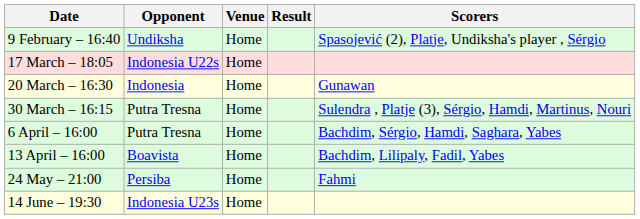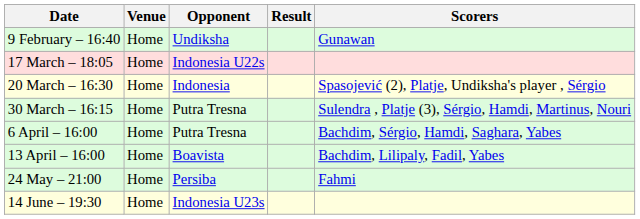columns swapped: (173, 16) <-> (245, 16)
(462, 39) Spasojević (2), Platje, Undiksha's player , Sérgio -> (346, 39) Gunawan
(346, 86) Gunawan -> (462, 86) Spasojević (2), Platje, Undiksha's player , Sérgio
